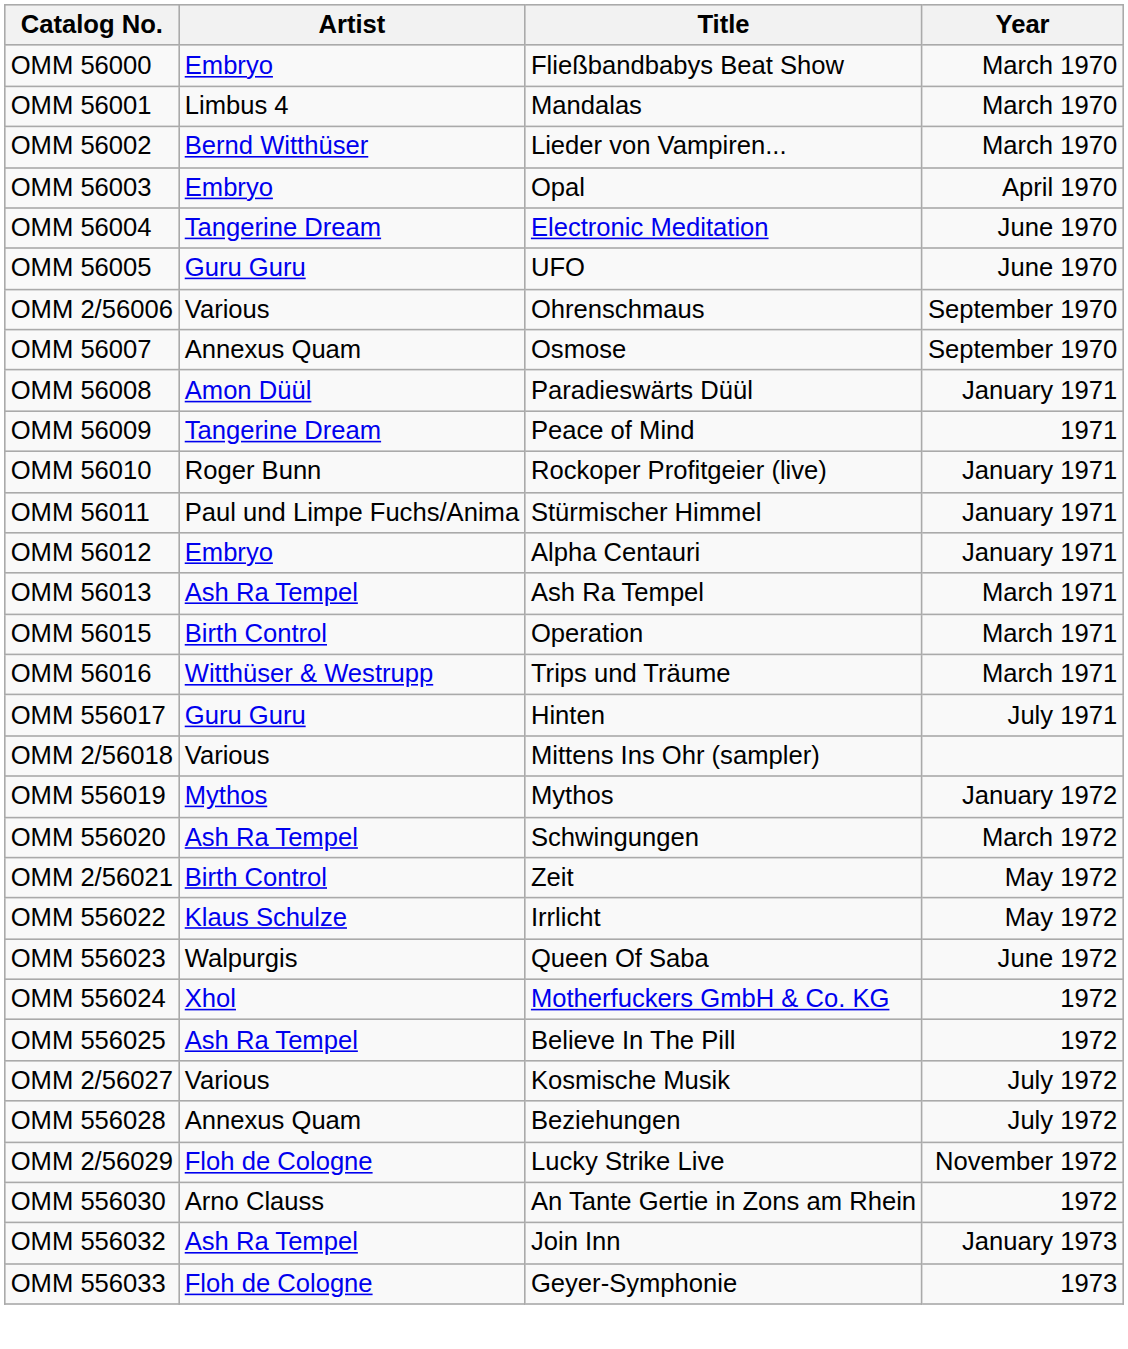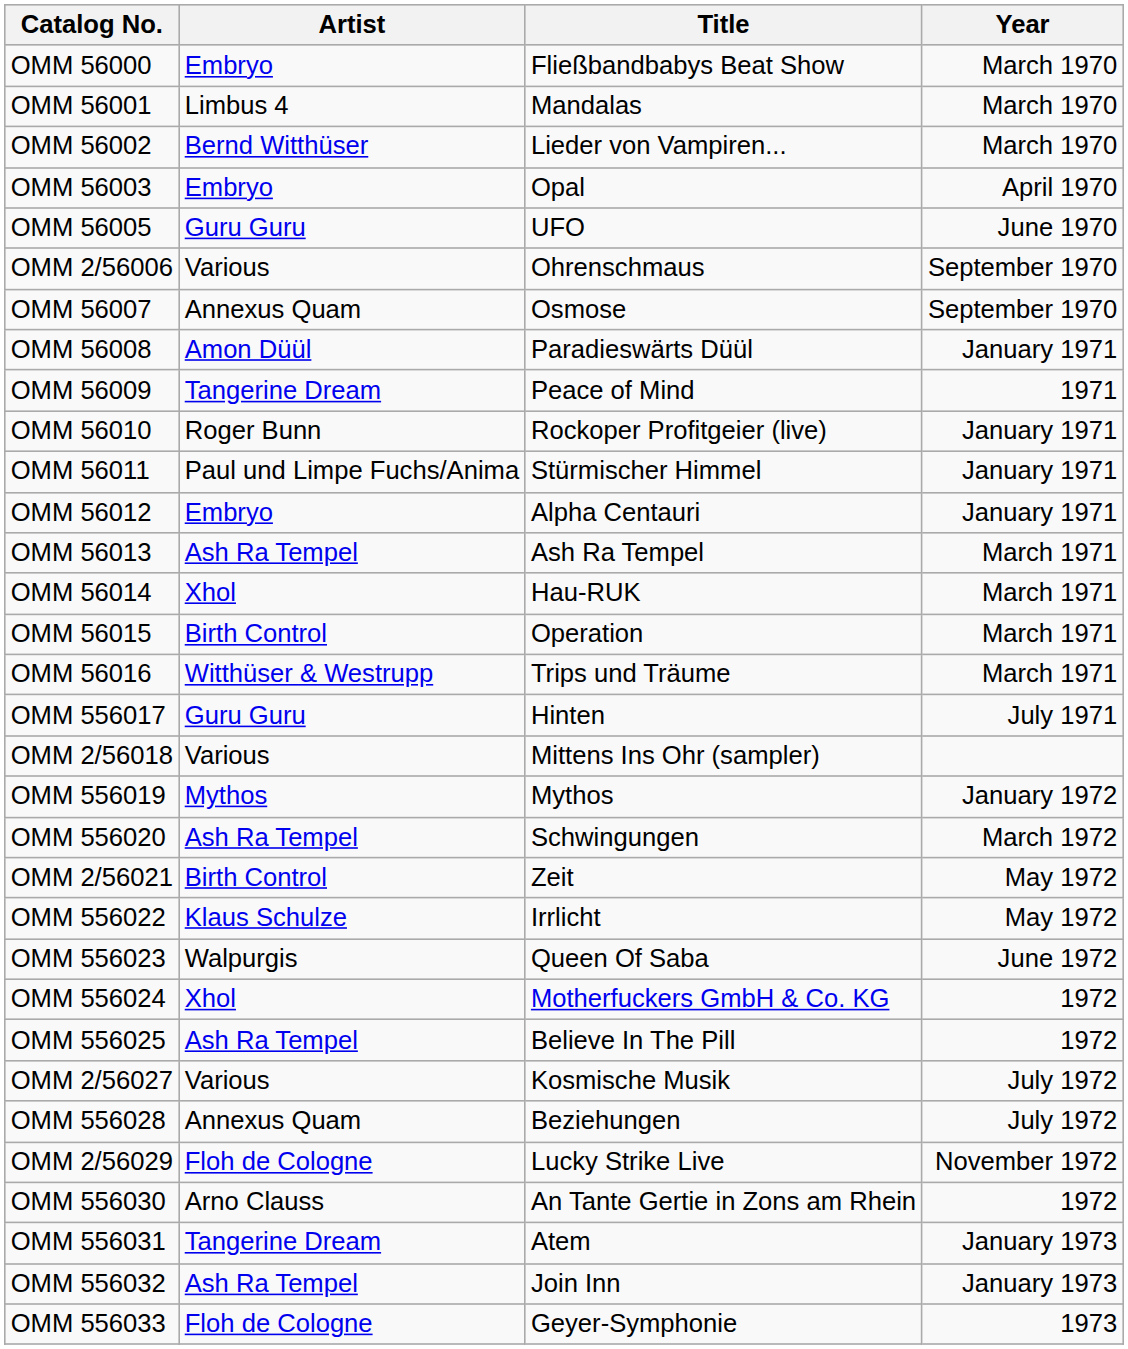- row: (81, 227)
+ row: (81, 593)
+ row: (88, 1242)
